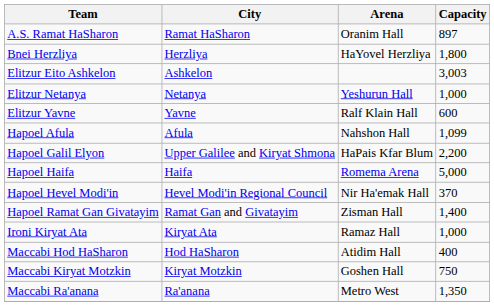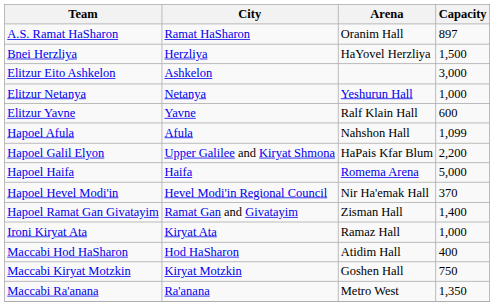(453, 53) 1,800 -> (453, 53) 1,500
(453, 73) 3,003 -> (453, 73) 3,000
